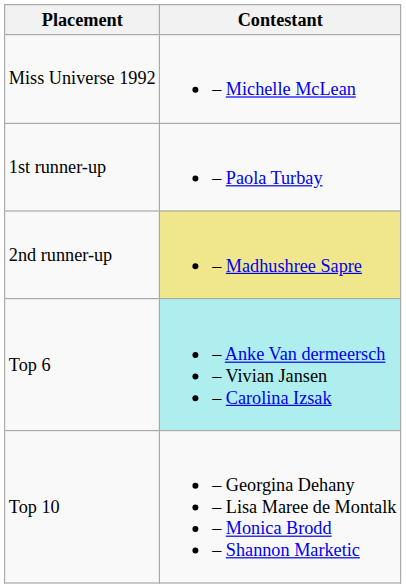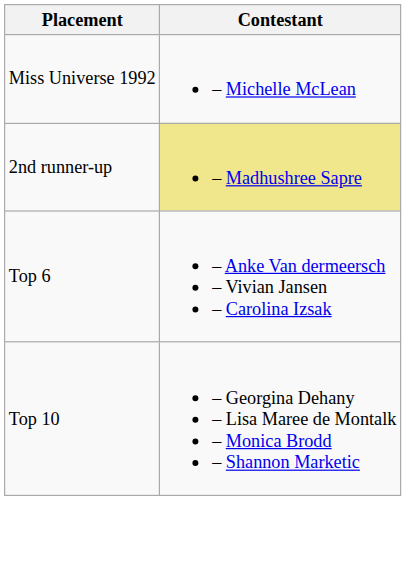- row: (58, 166)
(280, 376) paleturquoise background -> (280, 288) no background
